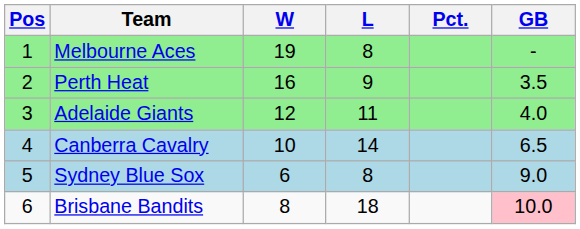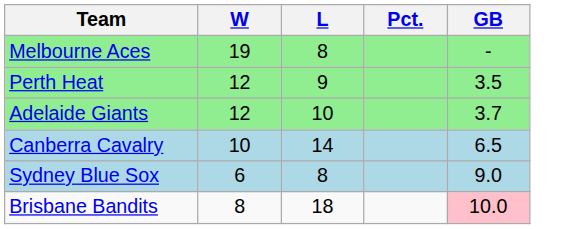- column: (27, 20)
(285, 82) 16 -> (240, 82) 12
(368, 113) 11 -> (322, 113) 10
(533, 113) 4.0 -> (488, 113) 3.7
